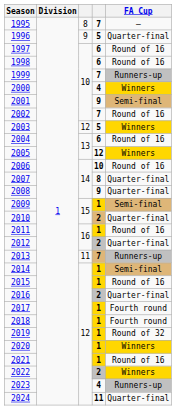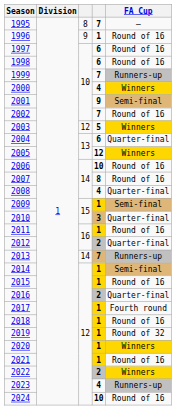(99, 37) 5 -> (99, 37) 1
(138, 37) Quarter-final -> (138, 37) Round of 16
(138, 140) Round of 16 -> (138, 140) Quarter-final
(138, 179) Quarter-final -> (138, 179) Round of 16
(99, 192) 9 -> (99, 192) 4
(99, 218) 2 -> (99, 218) 3
(85, 256) 11 -> (85, 256) 14
(138, 321) Fourth round -> (138, 321) Round of 16
(99, 398) 11 -> (99, 398) 10
(138, 398) Quarter-final -> (138, 398) Round of 16
